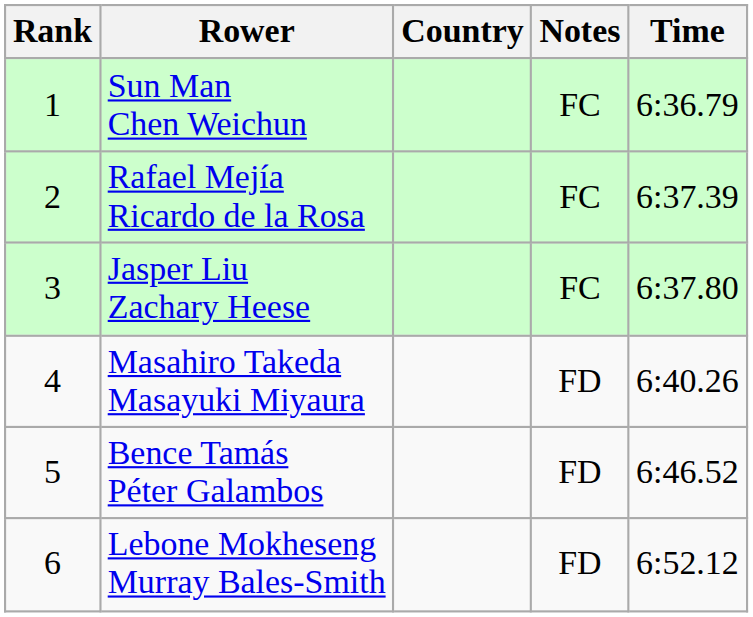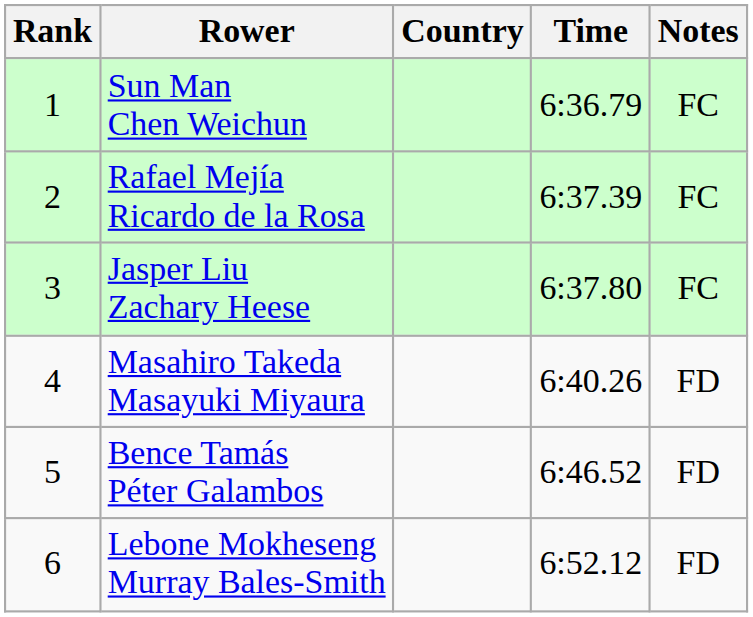columns swapped: (687, 31) <-> (580, 31)
